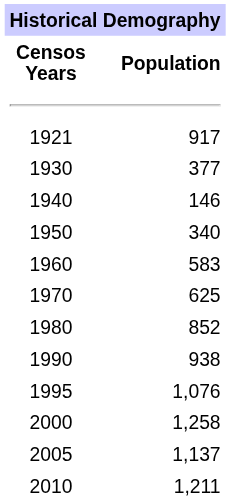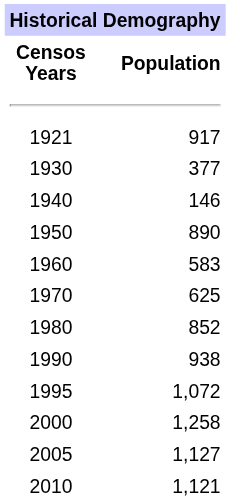(205, 232) 340 -> (205, 232) 890
(196, 391) 1,076 -> (196, 391) 1,072
(196, 454) 1,137 -> (196, 454) 1,127
(197, 486) 1,211 -> (196, 486) 1,121
